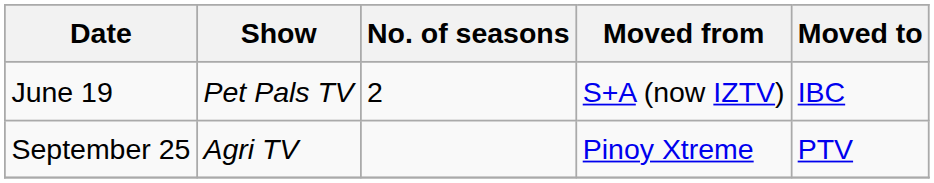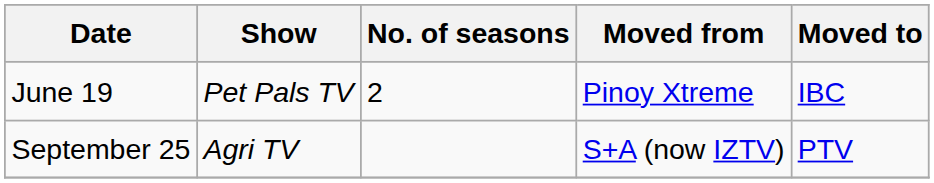(684, 91) S+A (now IZTV) -> (668, 91) Pinoy Xtreme
(668, 149) Pinoy Xtreme -> (684, 149) S+A (now IZTV)
